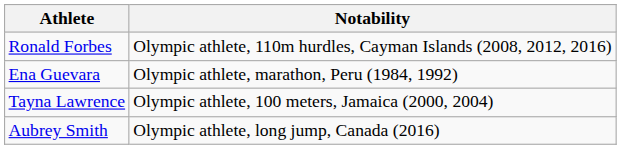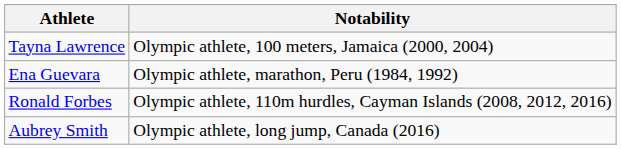rows swapped: (60, 46) <-> (67, 102)
